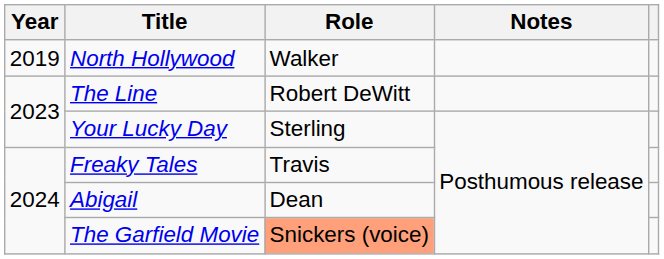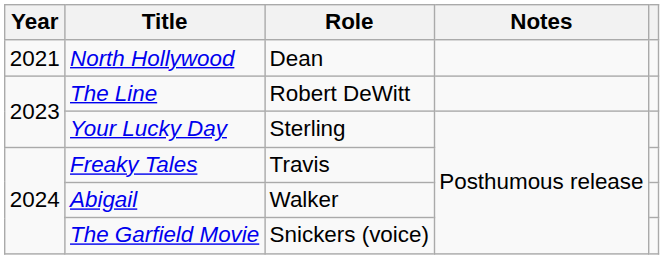(35, 57) 2019 -> (35, 57) 2021
(304, 57) Walker -> (296, 57) Dean
(296, 199) Dean -> (304, 199) Walker
(349, 235) lightsalmon background -> (349, 235) no background
